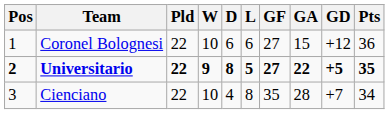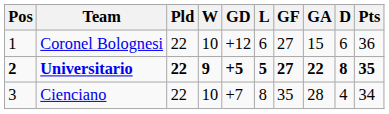columns swapped: (231, 17) <-> (338, 17)
